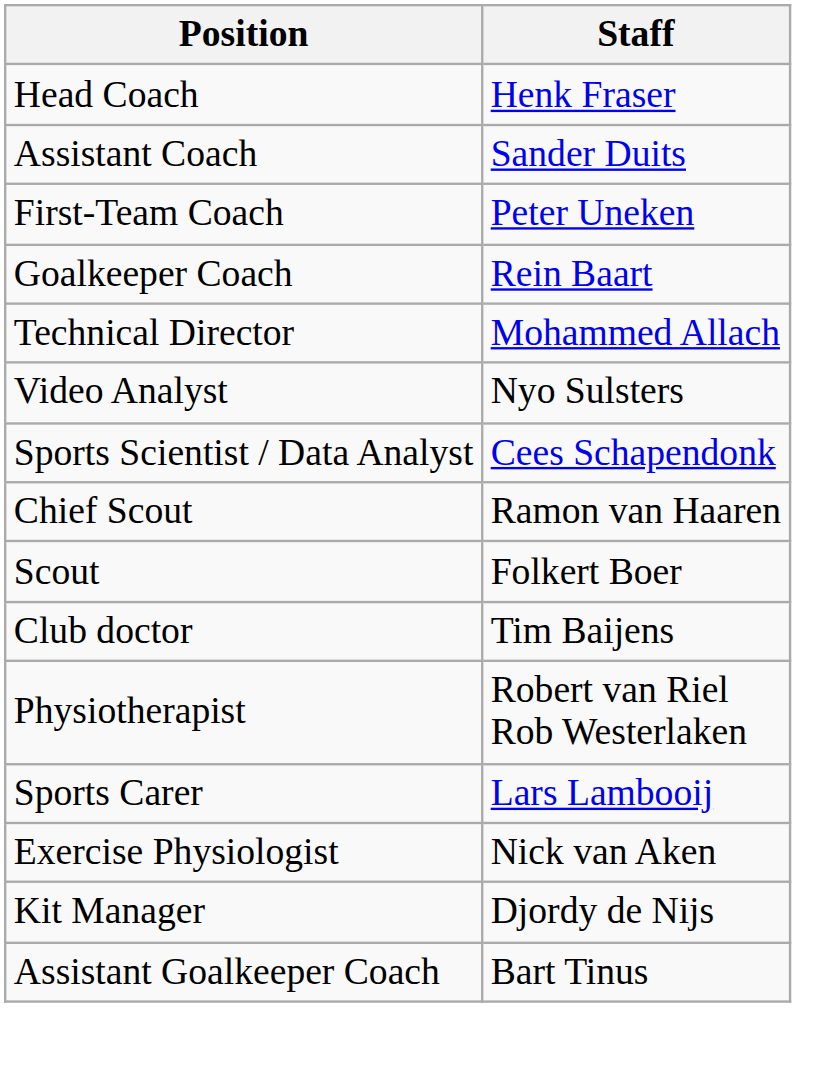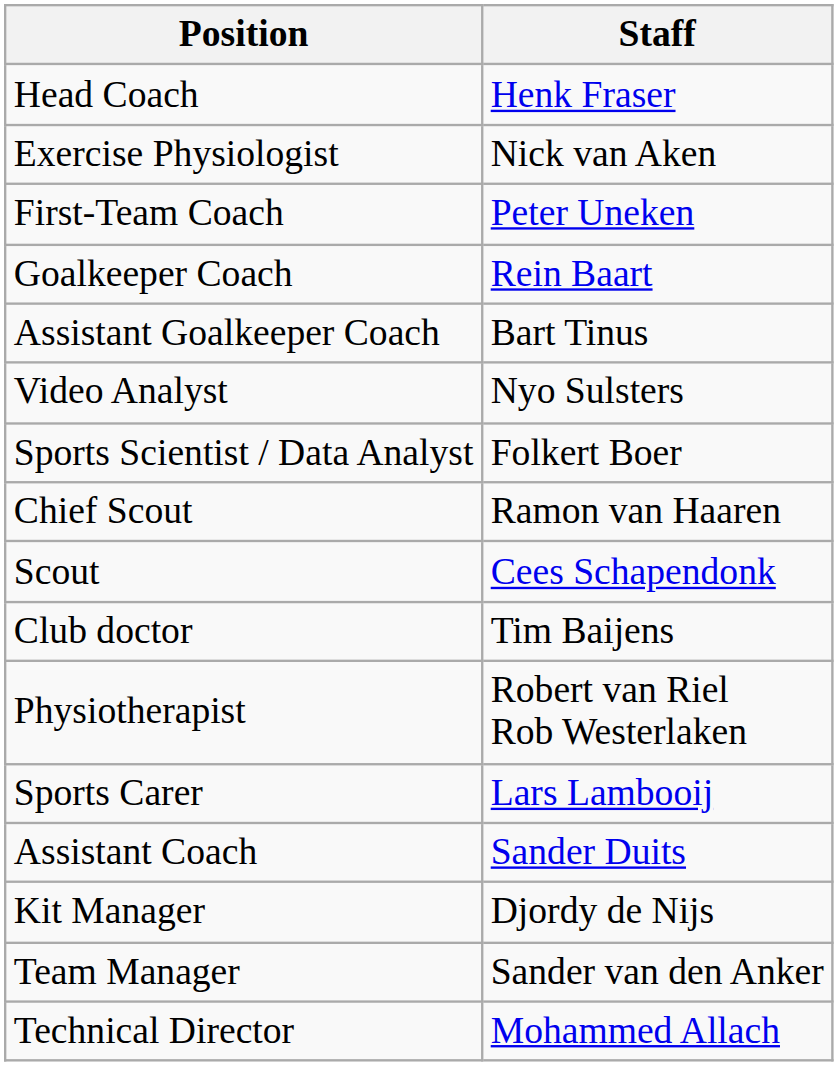rows swapped: (136, 153) <-> (176, 851)
rows swapped: (227, 971) <-> (154, 332)
(633, 451) Cees Schapendonk -> (586, 451) Folkert Boer
(586, 570) Folkert Boer -> (633, 570) Cees Schapendonk
+ row: (127, 971)
